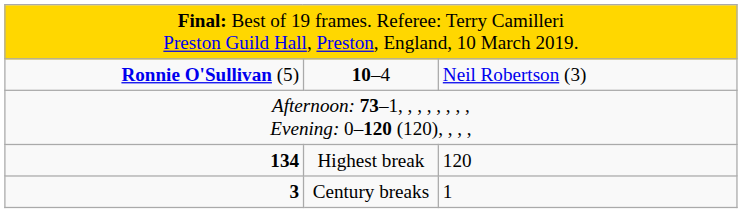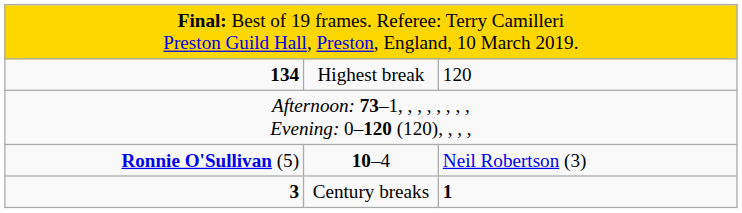rows swapped: (210, 74) <-> (285, 160)
(448, 192) normal -> (448, 192) bold
